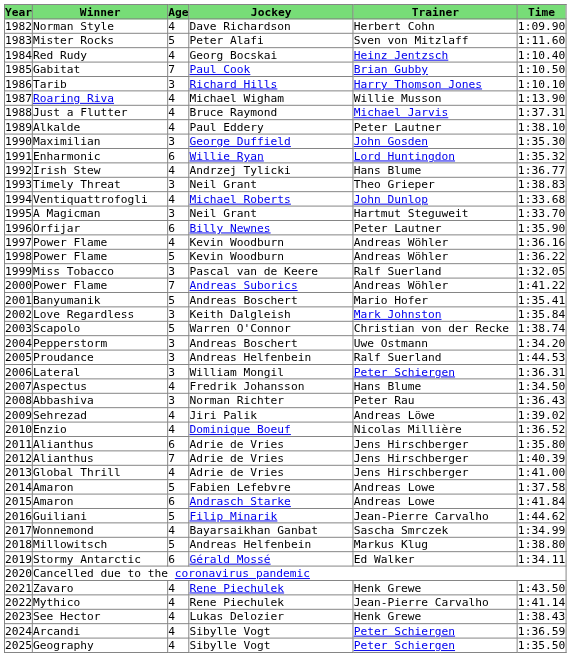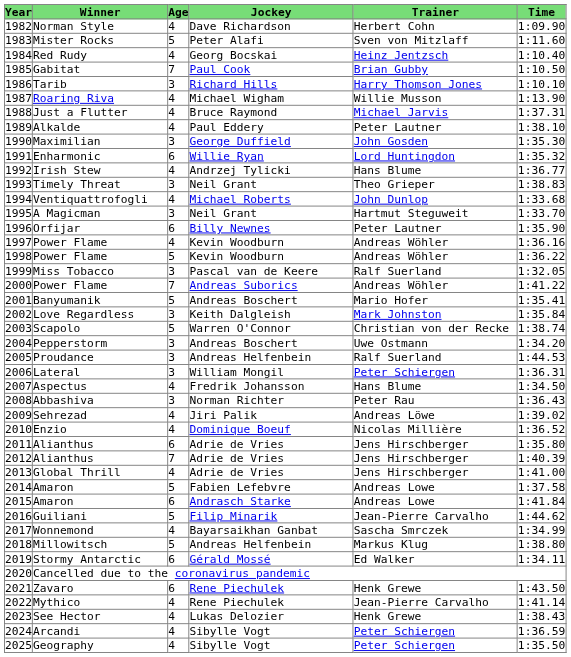(172, 588) 4 -> (172, 588) 6
